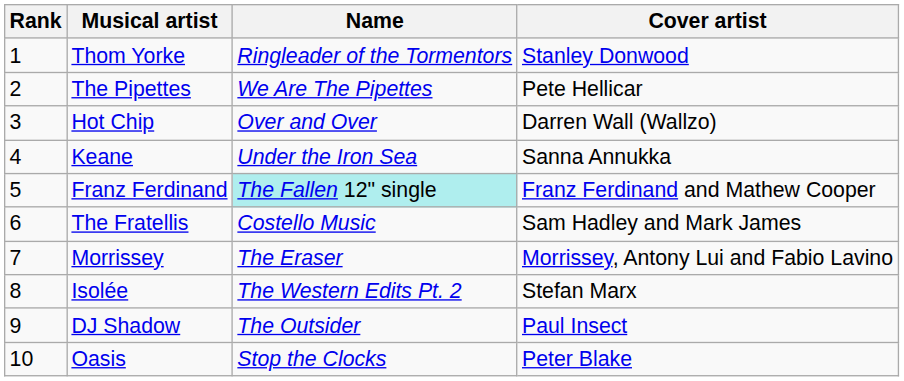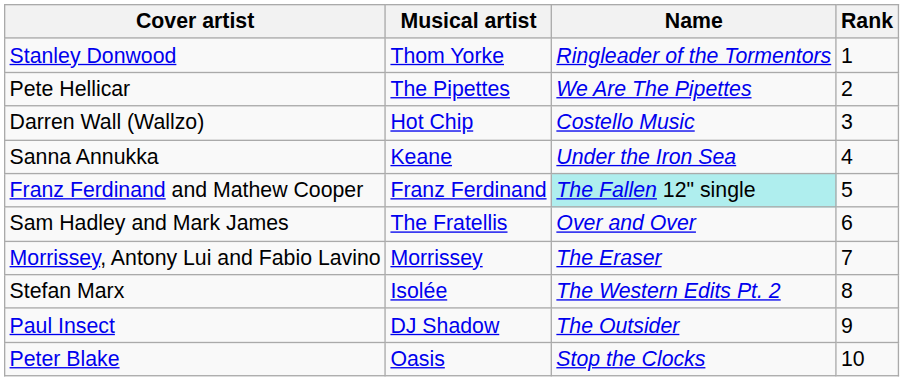columns swapped: (36, 21) <-> (708, 21)
(307, 122) Over and Over -> (626, 122) Costello Music
(307, 223) Costello Music -> (626, 223) Over and Over
